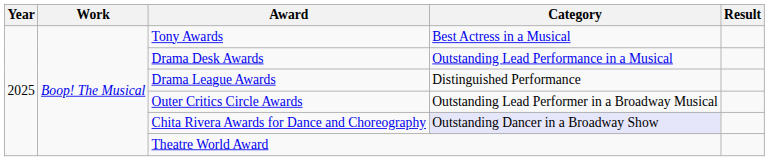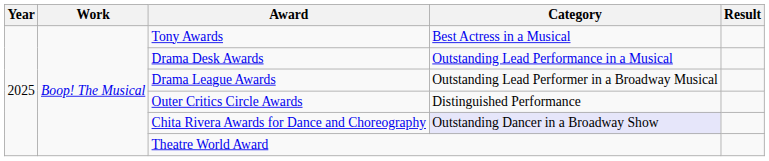(506, 79) Distinguished Performance -> (575, 79) Outstanding Lead Performer in a Broadway Musical
(575, 101) Outstanding Lead Performer in a Broadway Musical -> (506, 101) Distinguished Performance
